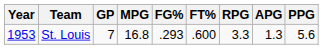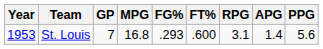(240, 35) 3.3 -> (240, 35) 3.1
(274, 35) 1.3 -> (274, 35) 1.4
